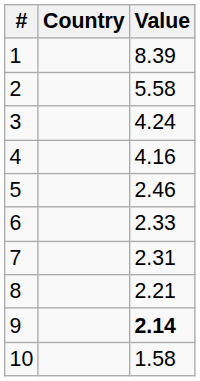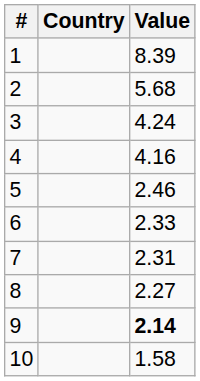(155, 88) 5.58 -> (155, 88) 5.68
(155, 291) 2.21 -> (155, 291) 2.27
